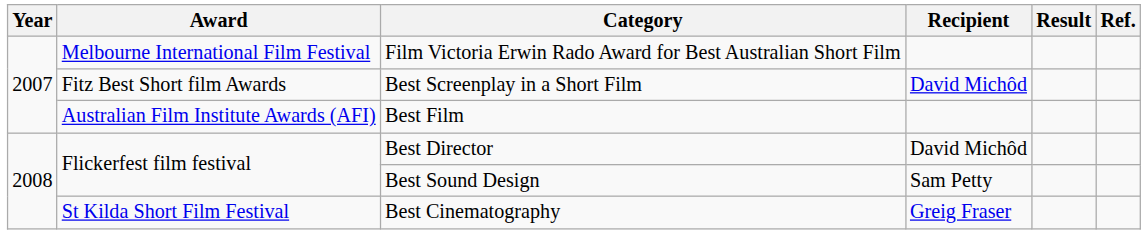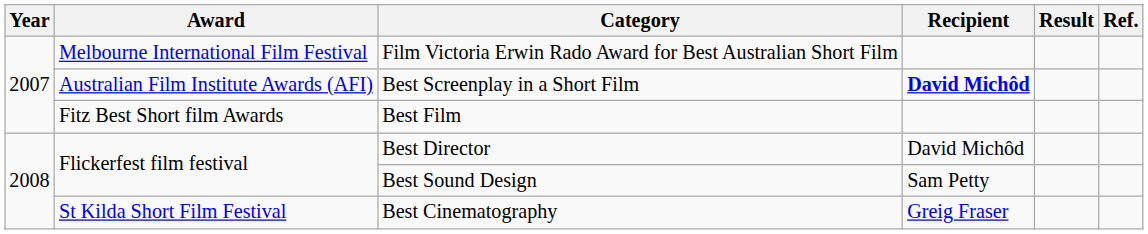(174, 84) Fitz Best Short film Awards -> (216, 84) Australian Film Institute Awards (AFI)
(968, 84) normal -> (968, 84) bold
(219, 116) Australian Film Institute Awards (AFI) -> (171, 116) Fitz Best Short film Awards
